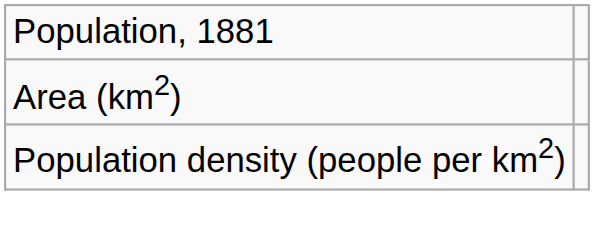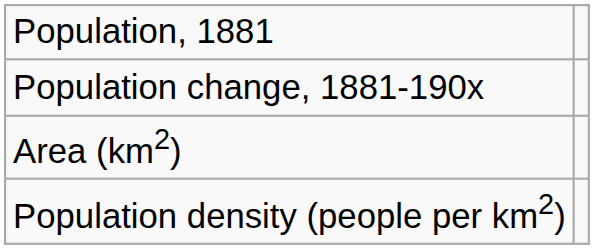+ row: (249, 87)
